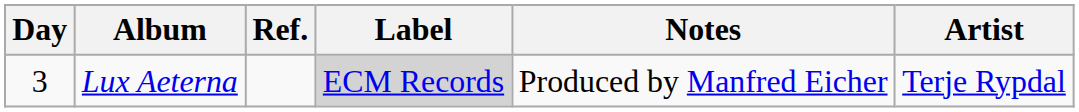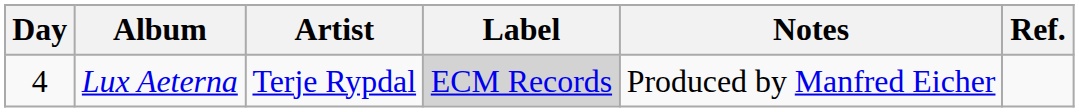columns swapped: (984, 29) <-> (280, 29)
(40, 80) 3 -> (40, 80) 4
